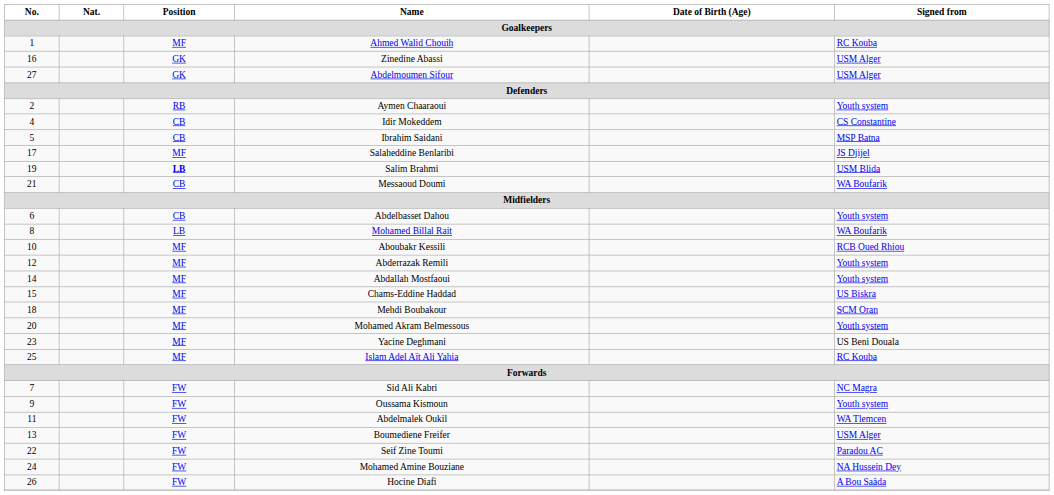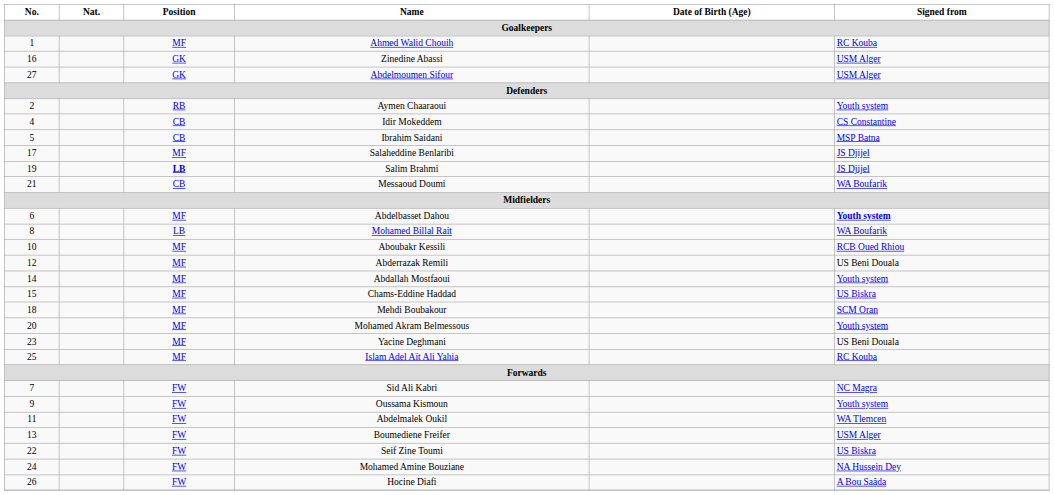(858, 169) USM Blida -> (853, 169) JS Djijel
(179, 216) CB -> (179, 216) MF
(862, 216) normal -> (864, 216) bold
(862, 263) Youth system -> (868, 263) US Beni Douala
(860, 451) Paradou AC -> (856, 451) US Biskra
